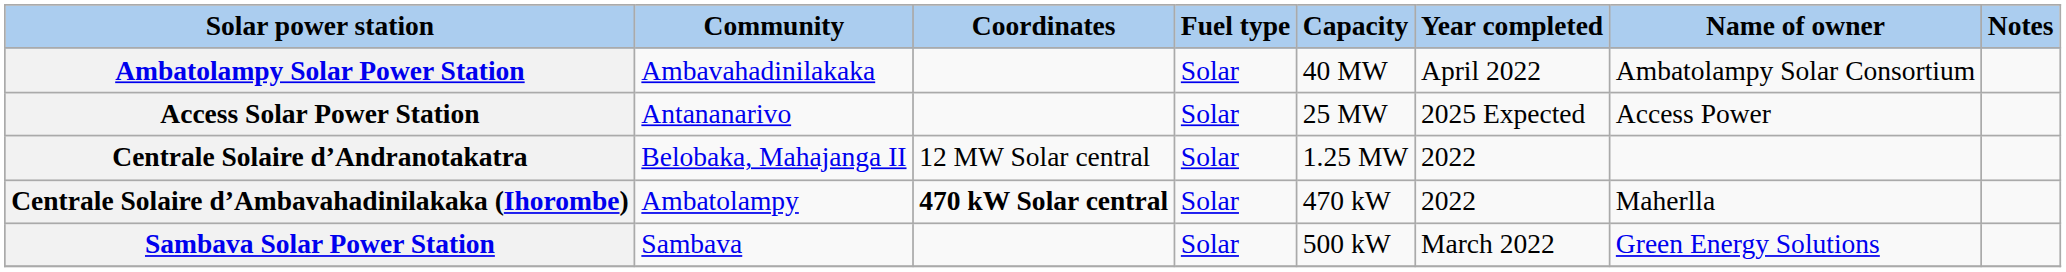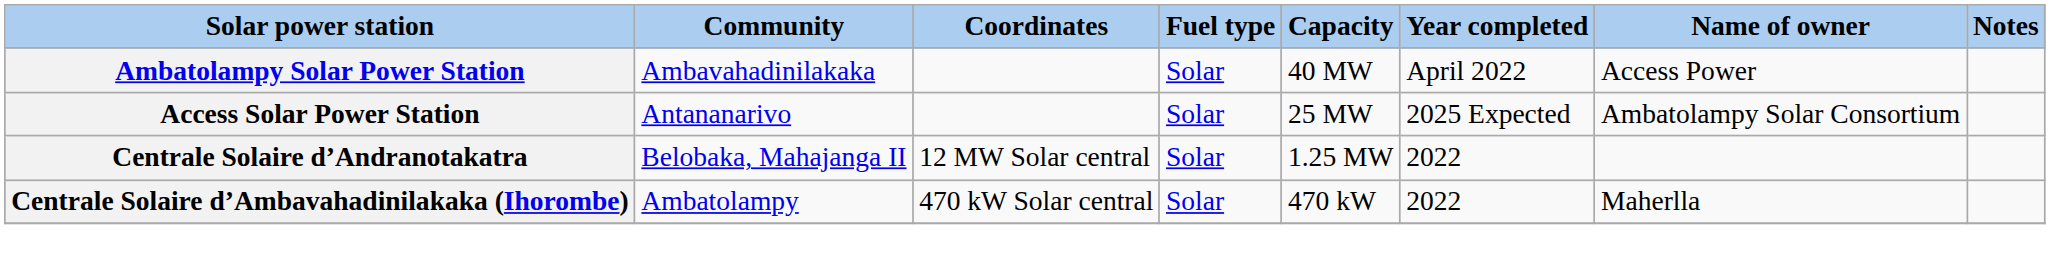(1795, 69) Ambatolampy Solar Consortium -> (1679, 69) Access Power
(1693, 113) Access Power -> (1781, 113) Ambatolampy Solar Consortium
(1044, 200) bold -> (1036, 200) normal
- row: (320, 244)
